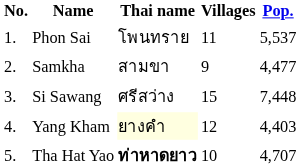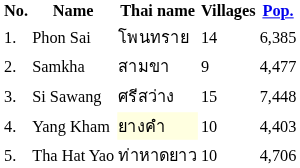(209, 37) 11 -> (209, 37) 14
(278, 37) 5,537 -> (278, 37) 6,385
(209, 125) 12 -> (209, 125) 10
(158, 156) bold -> (158, 156) normal
(278, 155) 4,707 -> (278, 155) 4,706
